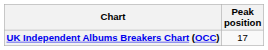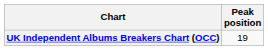(243, 38) 17 -> (243, 38) 19
